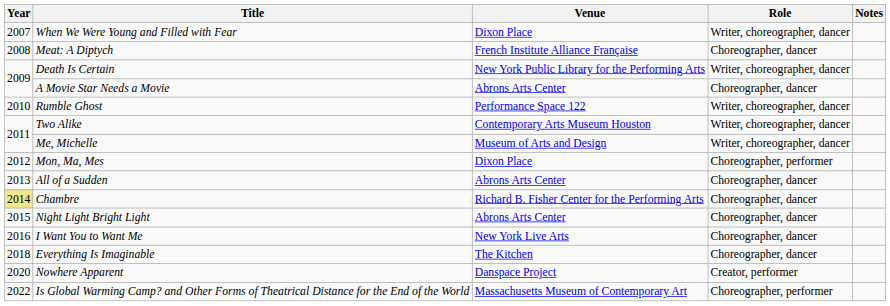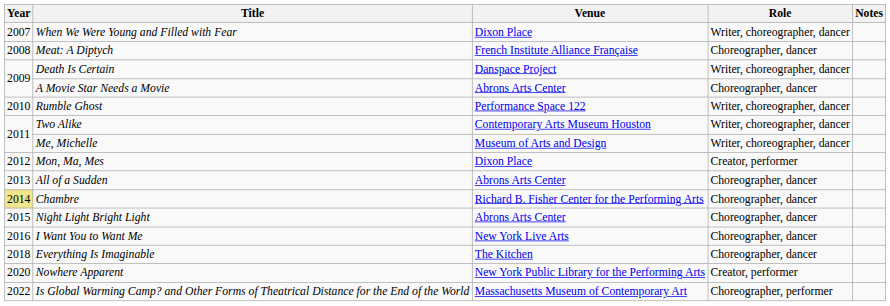(590, 69) New York Public Library for the Performing Arts -> (515, 69) Danspace Project
(772, 161) Choreographer, performer -> (754, 161) Creator, performer
(515, 273) Danspace Project -> (590, 273) New York Public Library for the Performing Arts
